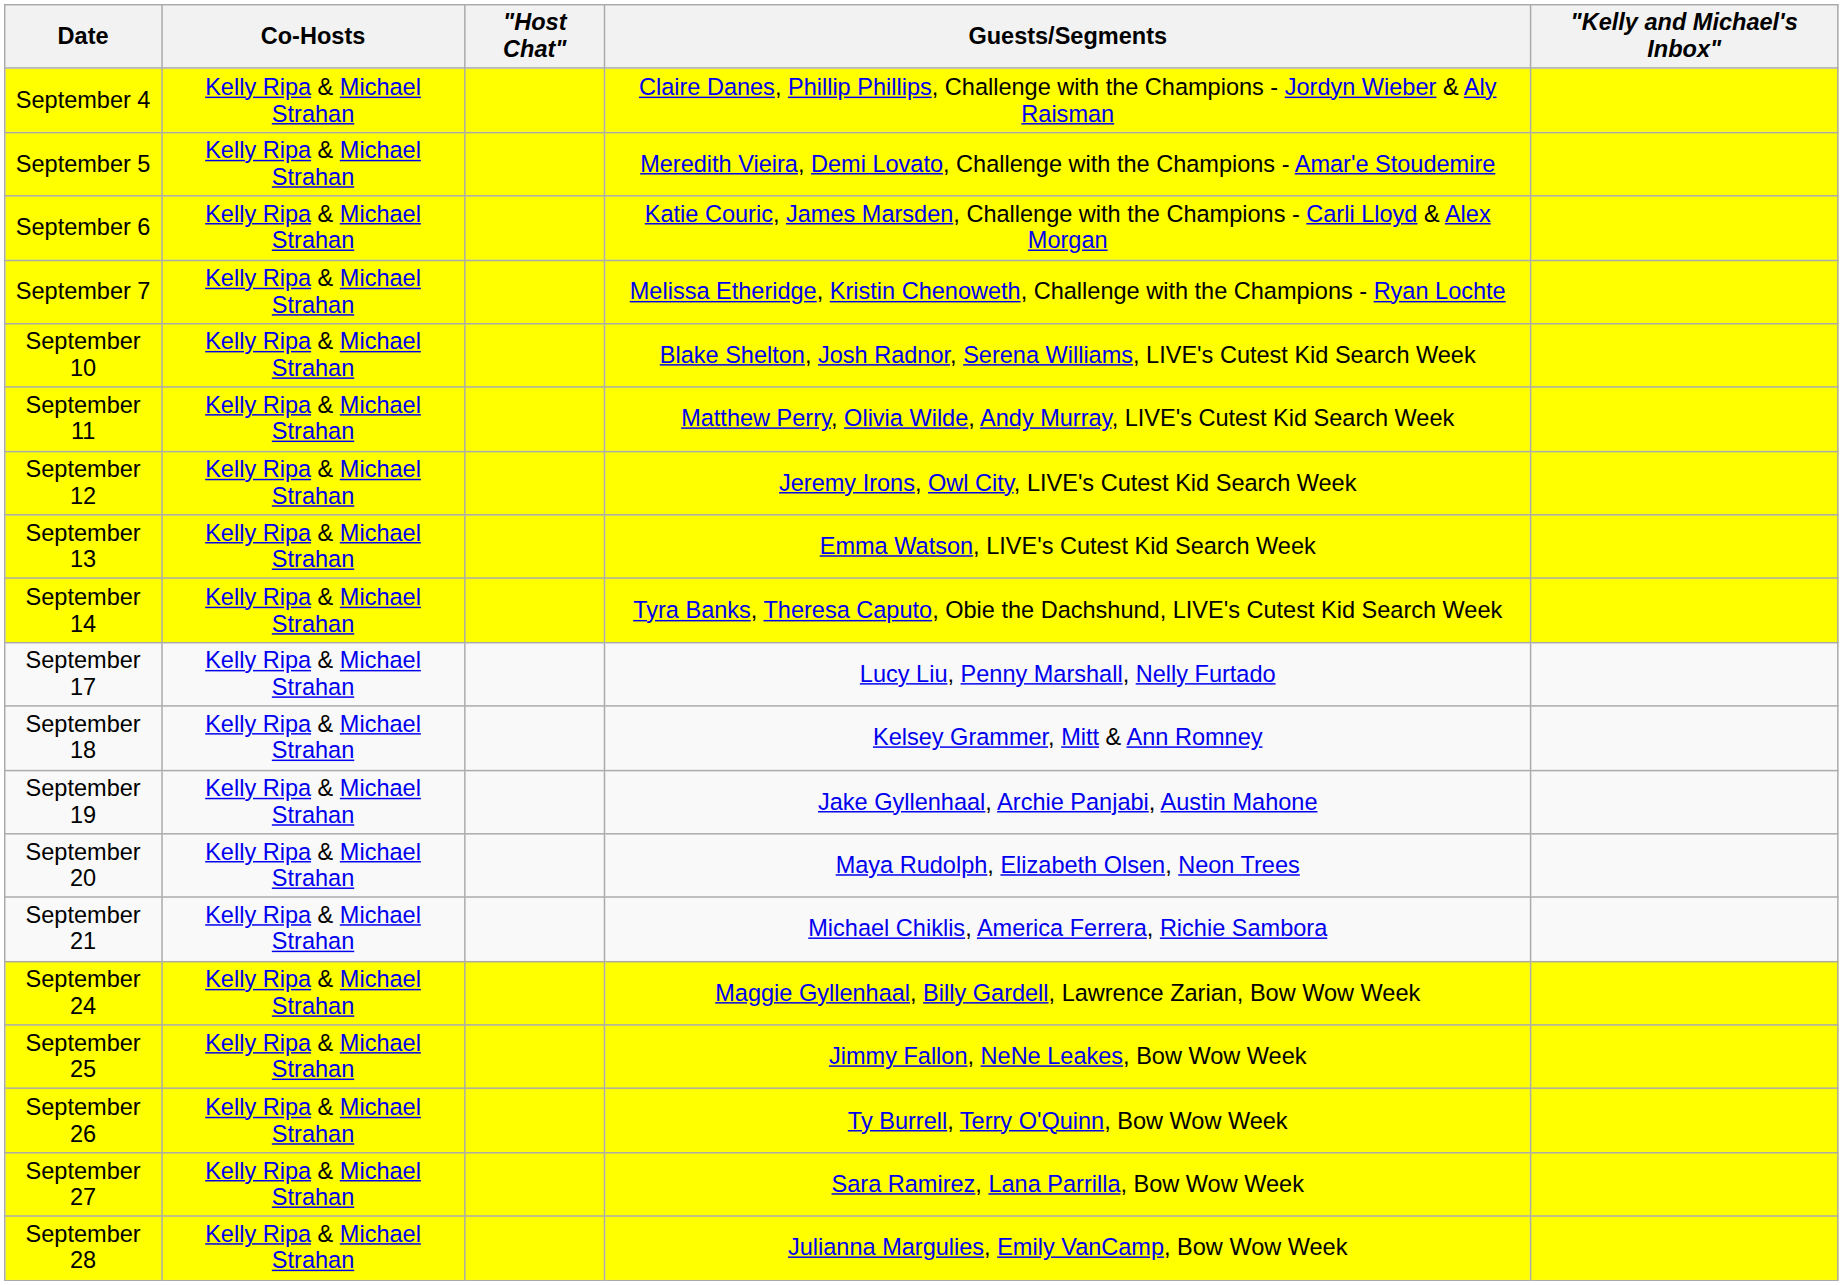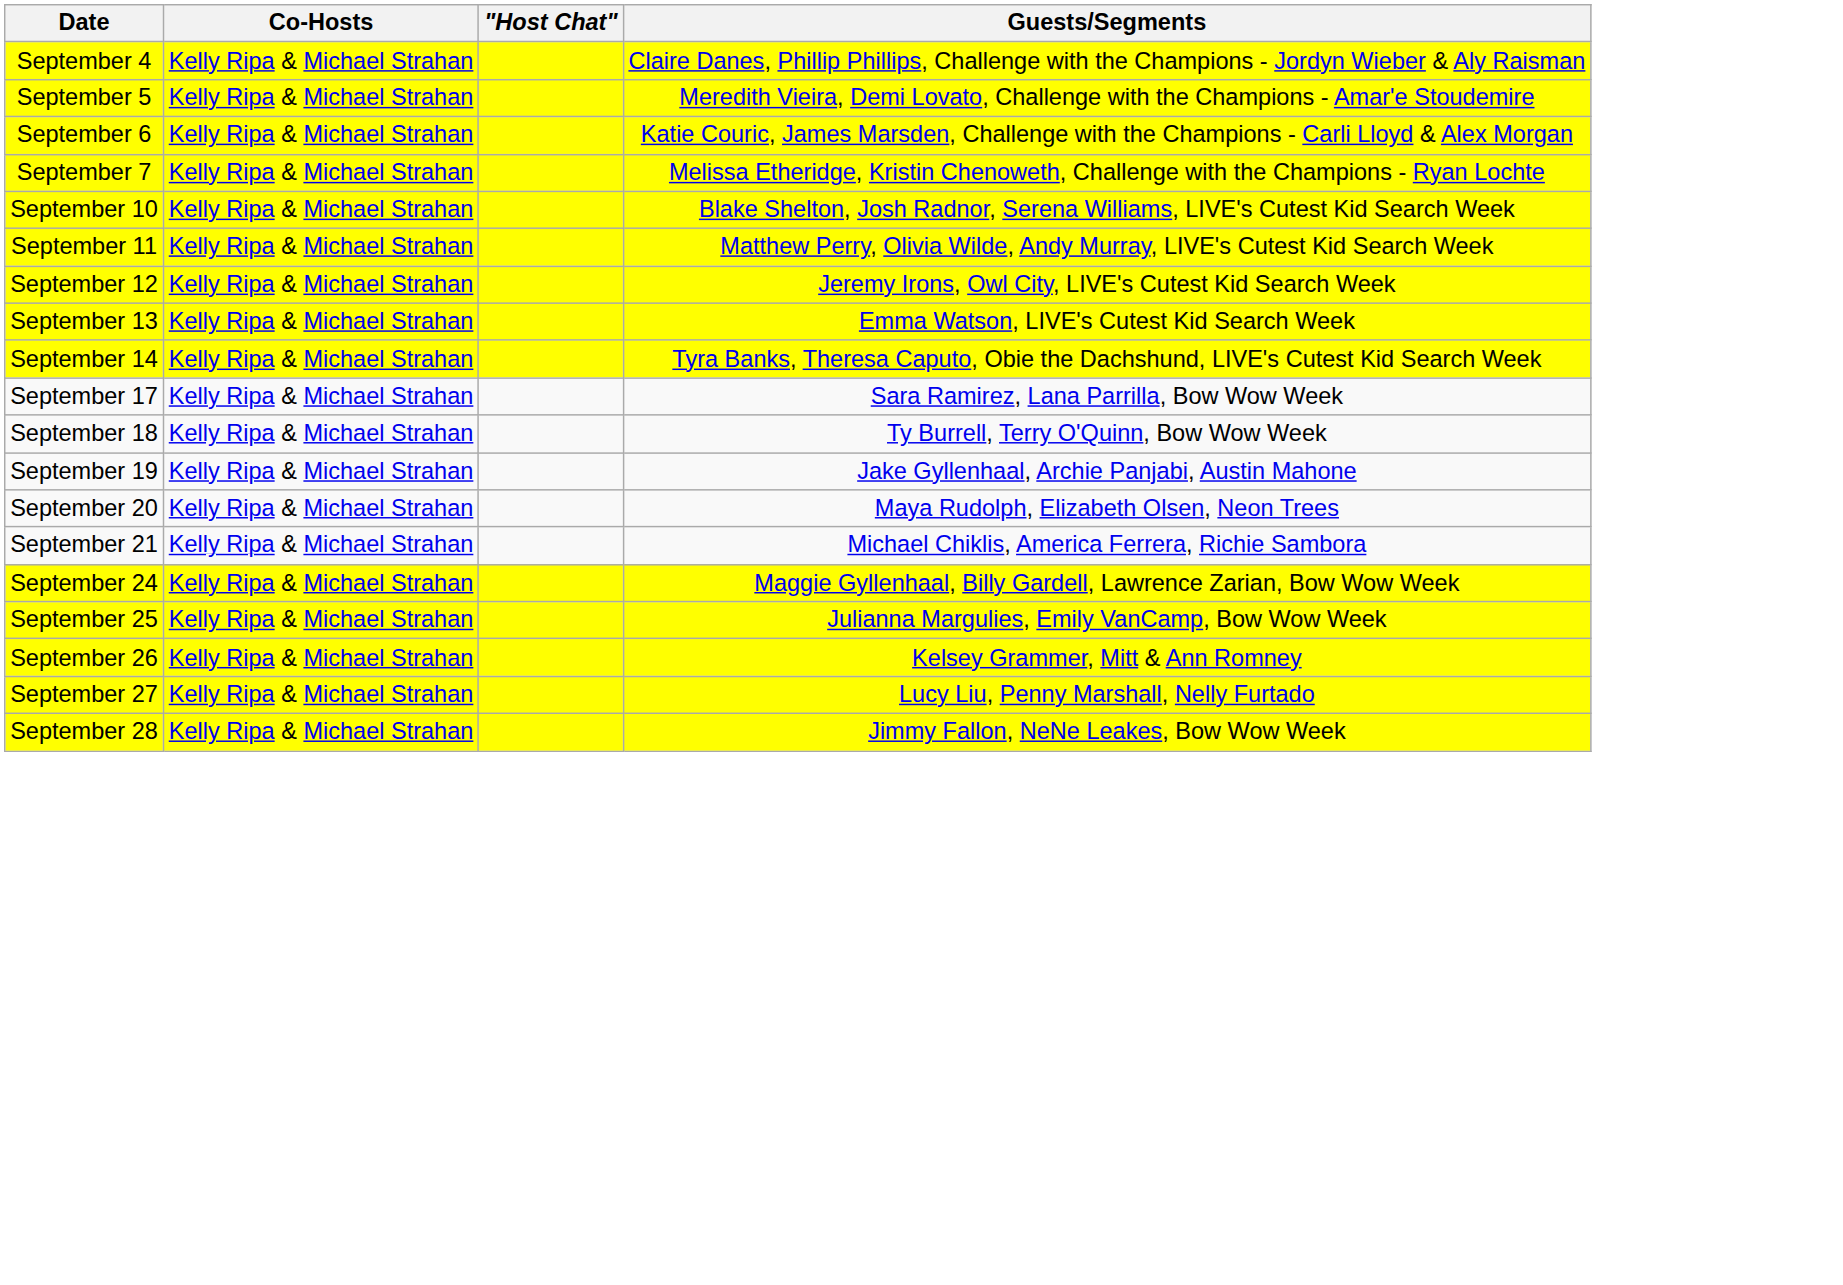- column: (1684, 36)
(1068, 673) Lucy Liu, Penny Marshall, Nelly Furtado -> (1107, 396) Sara Ramirez, Lana Parrilla, Bow Wow Week
(1068, 737) Kelsey Grammer, Mitt & Ann Romney -> (1107, 433) Ty Burrell, Terry O'Quinn, Bow Wow Week
(1068, 1056) Jimmy Fallon, NeNe Leakes, Bow Wow Week -> (1107, 619) Julianna Margulies, Emily VanCamp, Bow Wow Week
(1068, 1120) Ty Burrell, Terry O'Quinn, Bow Wow Week -> (1107, 657) Kelsey Grammer, Mitt & Ann Romney
(1068, 1184) Sara Ramirez, Lana Parrilla, Bow Wow Week -> (1107, 694) Lucy Liu, Penny Marshall, Nelly Furtado
(1068, 1247) Julianna Margulies, Emily VanCamp, Bow Wow Week -> (1107, 731) Jimmy Fallon, NeNe Leakes, Bow Wow Week
